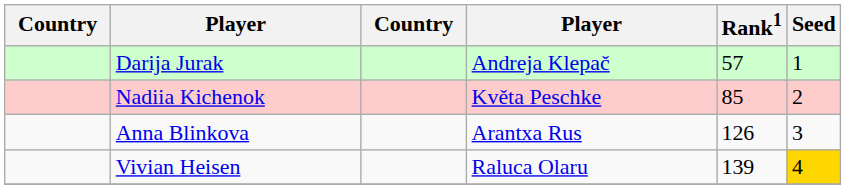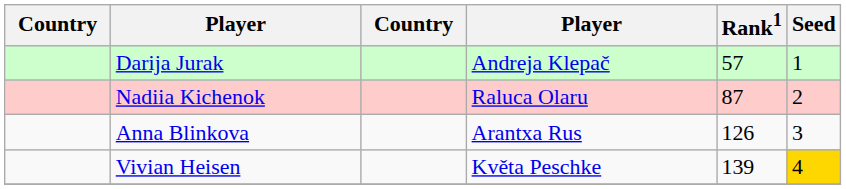(536, 97) Květa Peschke -> (530, 97) Raluca Olaru
(732, 97) 85 -> (732, 97) 87
(530, 166) Raluca Olaru -> (536, 166) Květa Peschke
